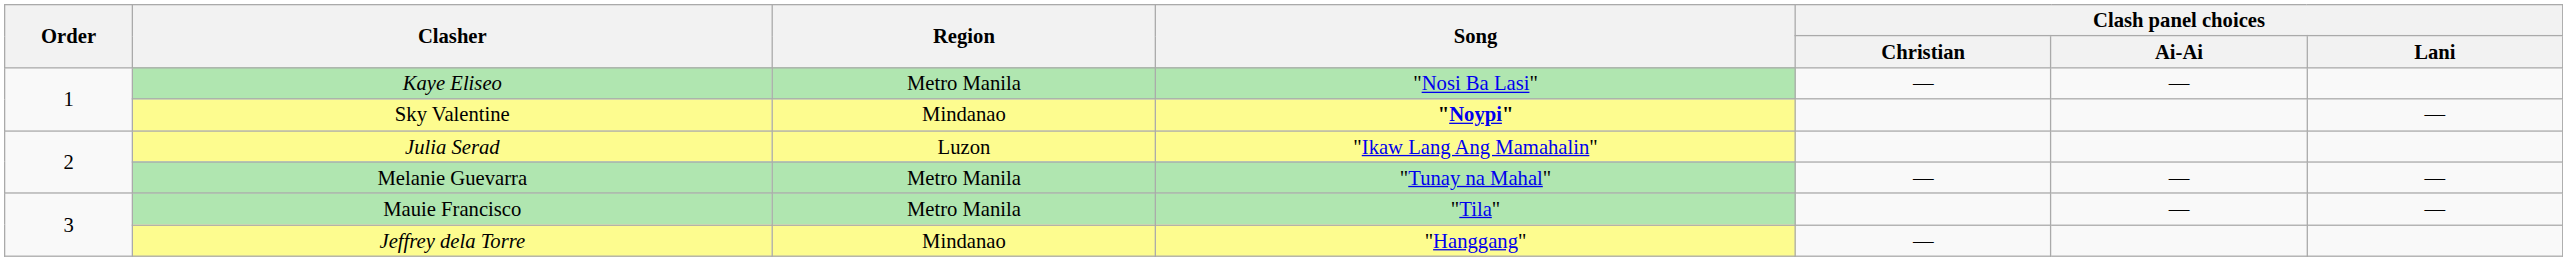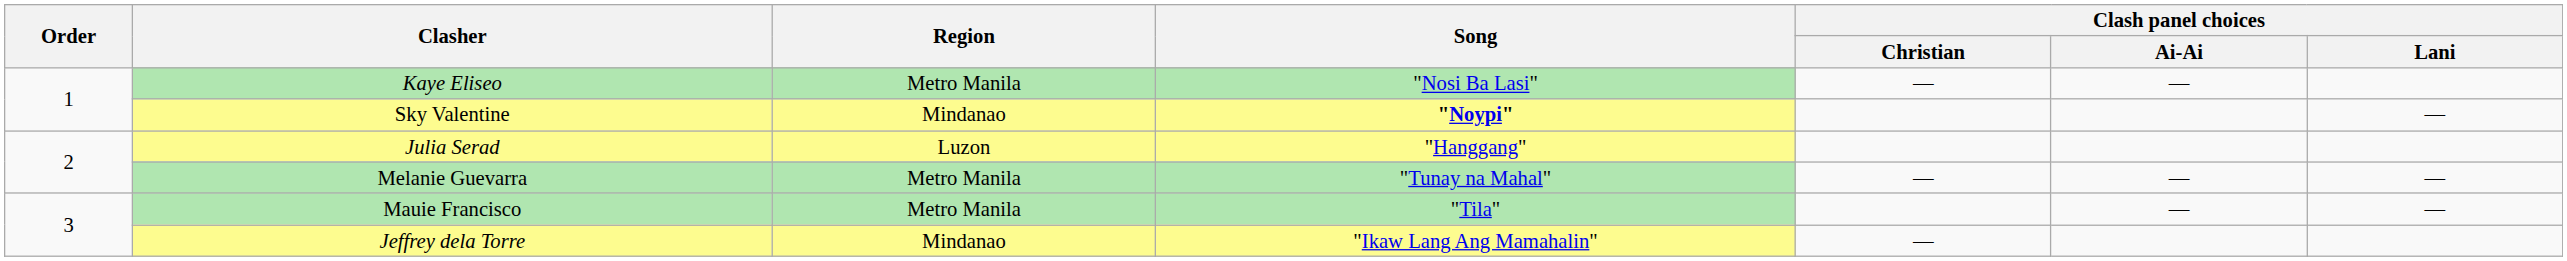(1476, 146) "Ikaw Lang Ang Mamahalin" -> (1476, 146) "Hanggang"
(1476, 240) "Hanggang" -> (1476, 240) "Ikaw Lang Ang Mamahalin"
